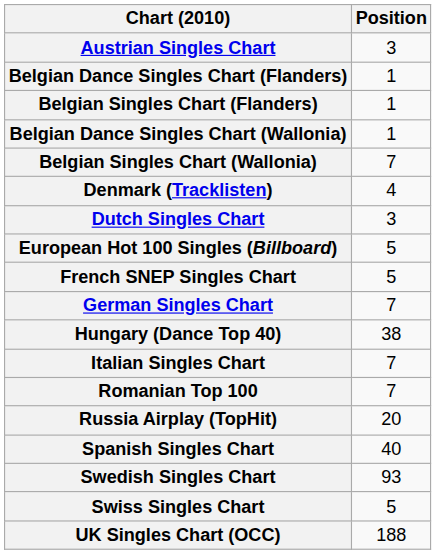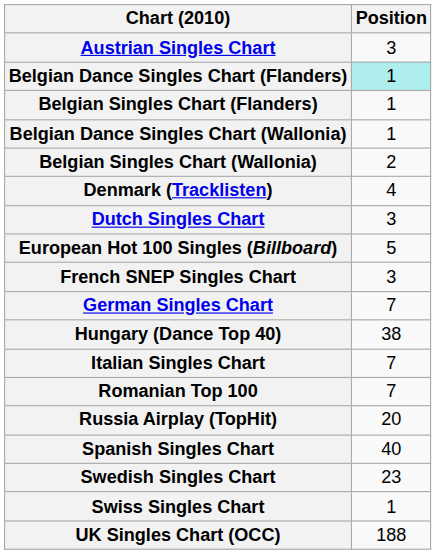(391, 76) no background -> (391, 76) paleturquoise background
(391, 162) 7 -> (391, 162) 2
(391, 276) 5 -> (391, 276) 3
(391, 477) 93 -> (391, 477) 23
(391, 506) 5 -> (391, 506) 1
